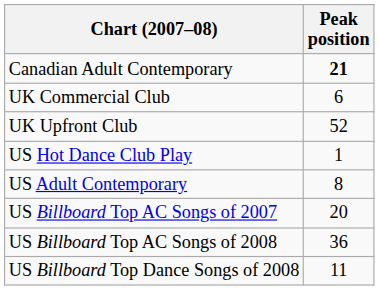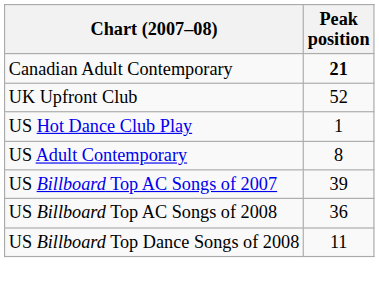- row: (89, 97)
(339, 213) 20 -> (339, 184) 39
